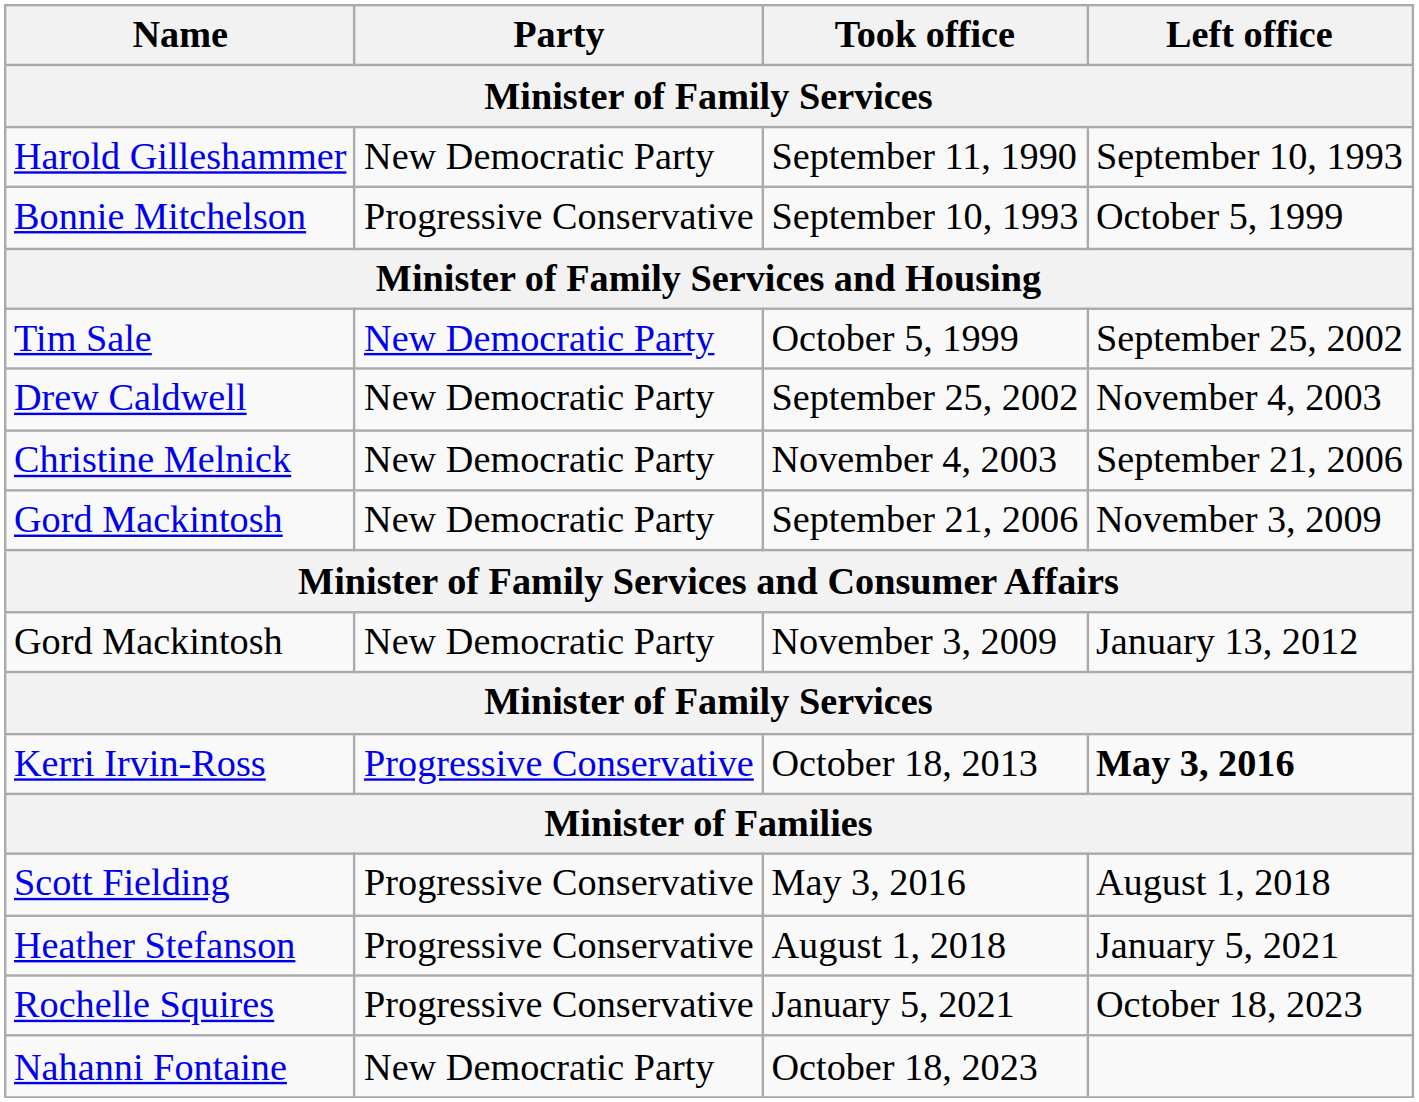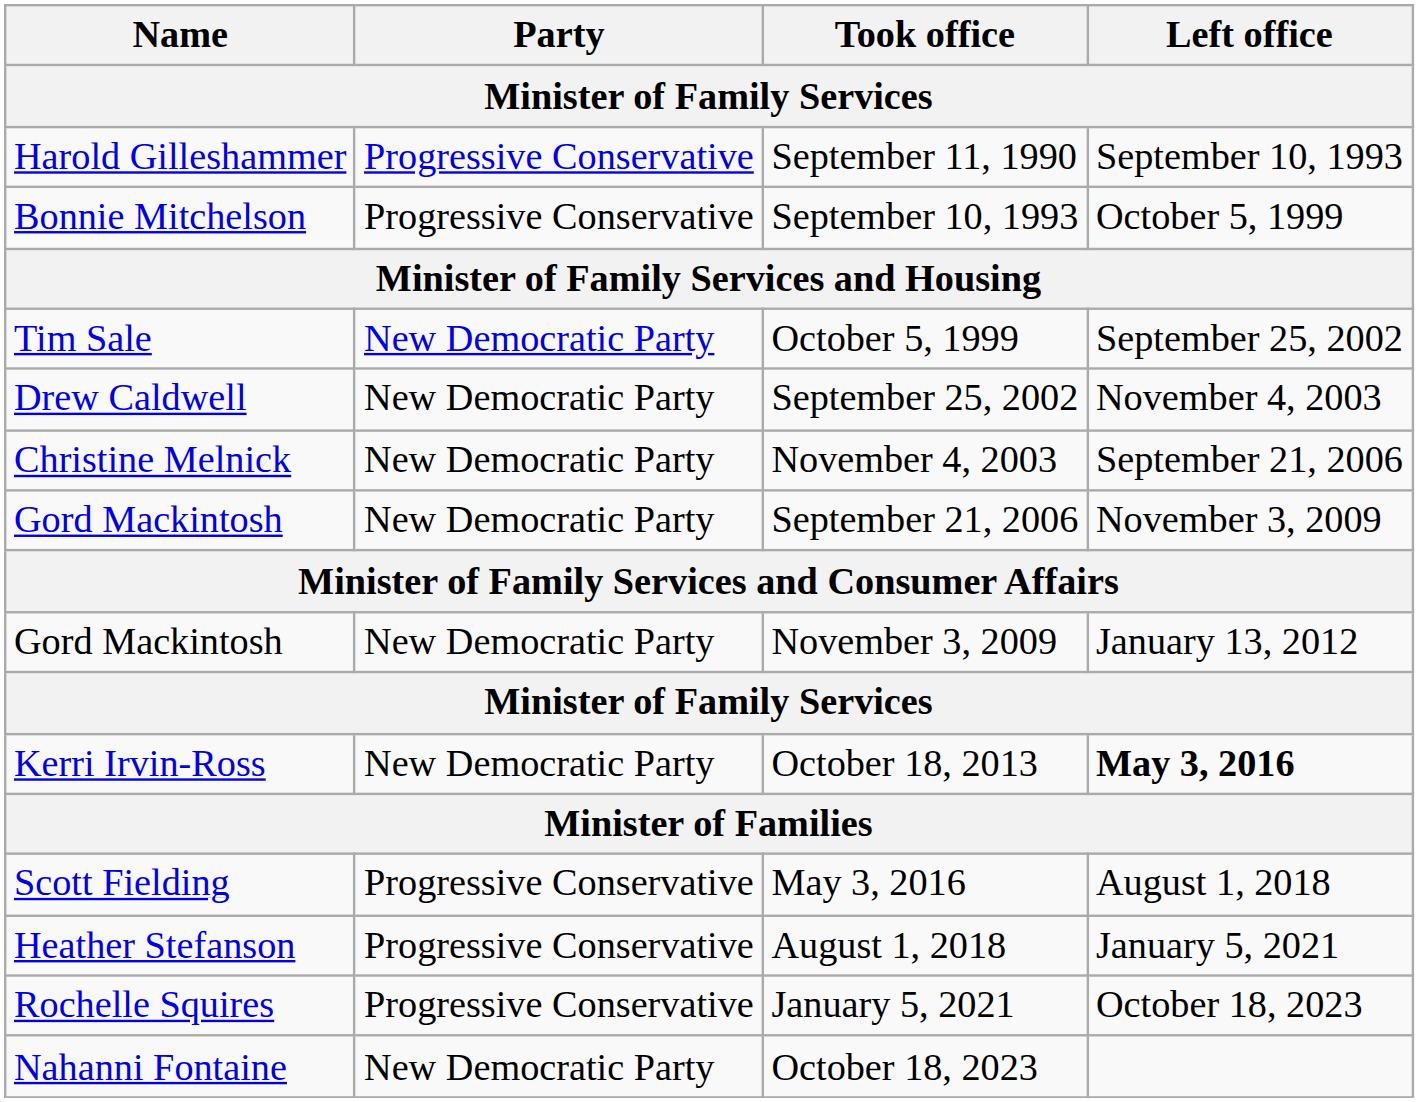(539, 156) New Democratic Party -> (559, 156) Progressive Conservative
(559, 762) Progressive Conservative -> (539, 762) New Democratic Party
